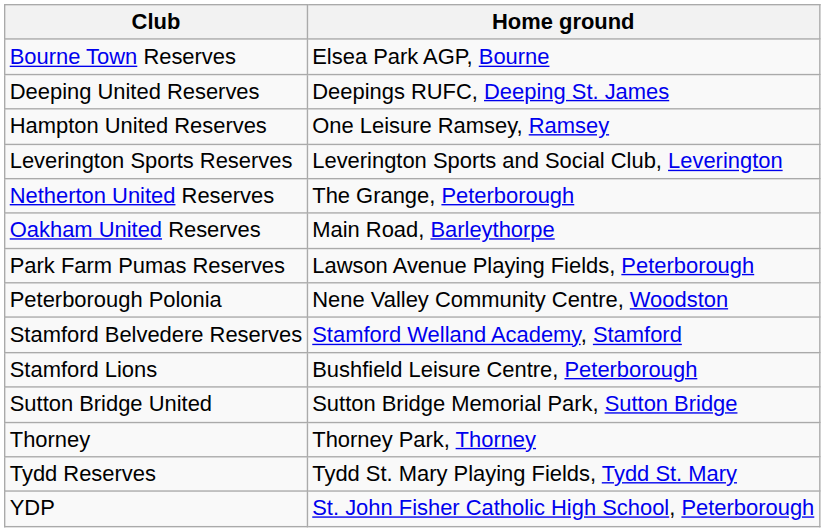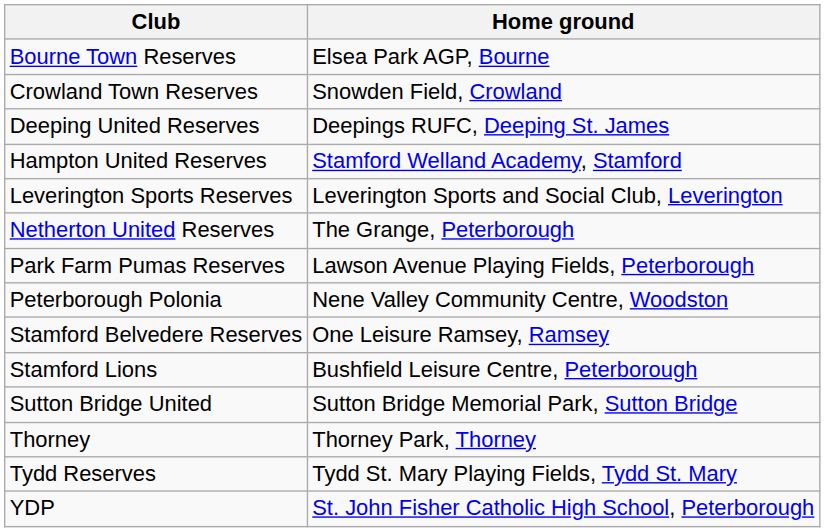+ row: (134, 91)
(461, 126) One Leisure Ramsey, Ramsey -> (497, 160) Stamford Welland Academy, Stamford
- row: (135, 230)
(497, 334) Stamford Welland Academy, Stamford -> (461, 334) One Leisure Ramsey, Ramsey
